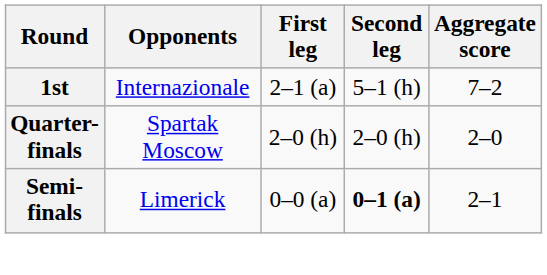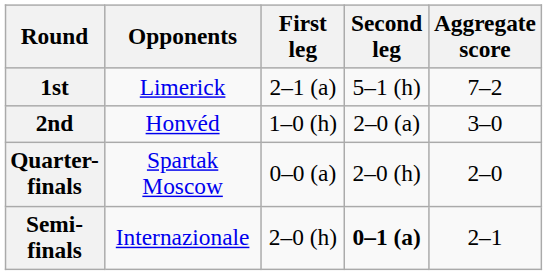(183, 86) Internazionale -> (183, 86) Limerick
+ row: (54, 123)
(303, 136) 2–0 (h) -> (303, 173) 0–0 (a)
(183, 200) Limerick -> (183, 237) Internazionale
(303, 200) 0–0 (a) -> (303, 237) 2–0 (h)
